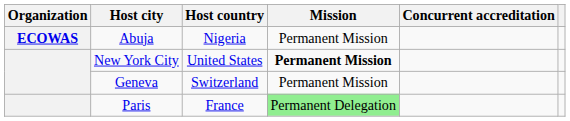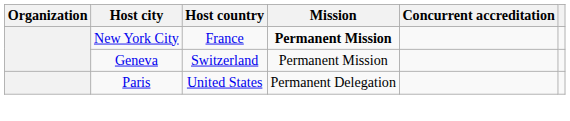- row: (136, 37)
(225, 60) United States -> (225, 37) France
(225, 104) France -> (225, 82) United States
(333, 104) lightgreen background -> (333, 82) no background
